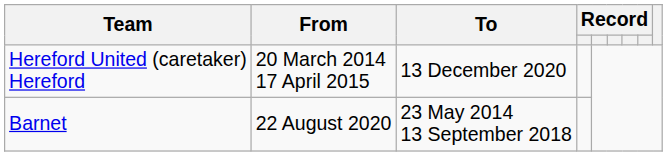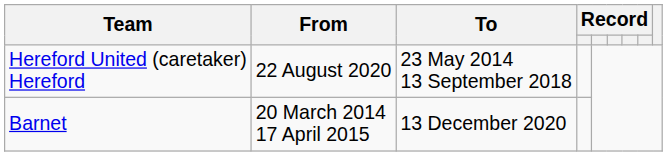(321, 70) 20 March 2014 17 April 2015 -> (324, 70) 22 August 2020
(483, 70) 13 December 2020 -> (486, 70) 23 May 2014 13 September 2018
(324, 123) 22 August 2020 -> (321, 123) 20 March 2014 17 April 2015
(486, 123) 23 May 2014 13 September 2018 -> (483, 123) 13 December 2020
